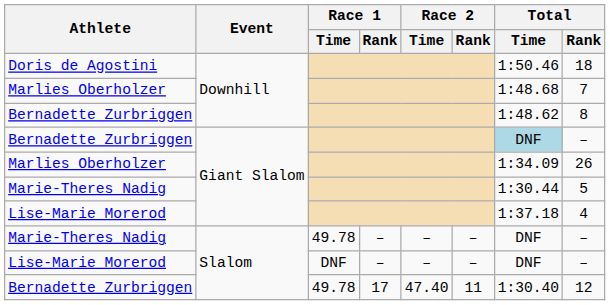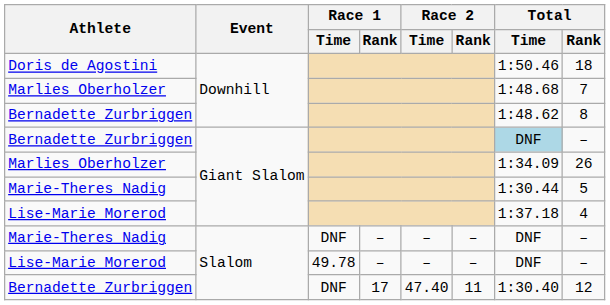(334, 238) 49.78 -> (334, 238) DNF
(334, 262) DNF -> (334, 262) 49.78
(334, 287) 49.78 -> (334, 287) DNF
